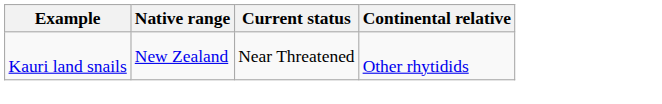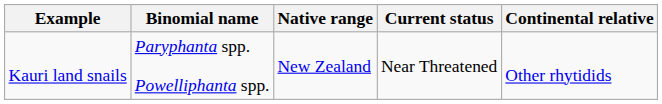+ column: (202, 18)
